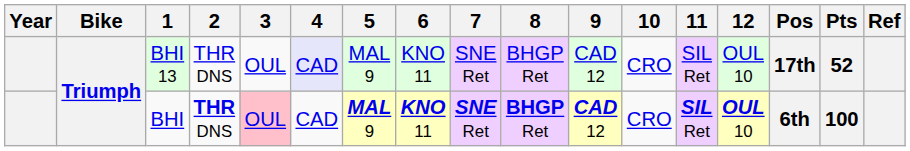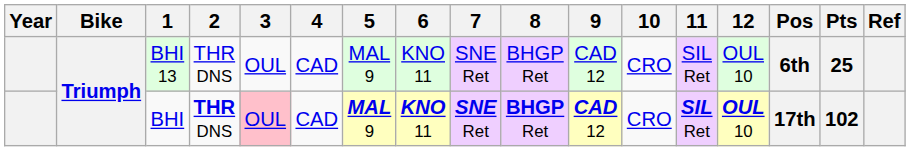(317, 64) lavender background -> (317, 64) no background
(795, 64) 17th -> (795, 64) 6th
(842, 64) 52 -> (842, 64) 25
(795, 119) 6th -> (795, 119) 17th
(842, 119) 100 -> (842, 119) 102
